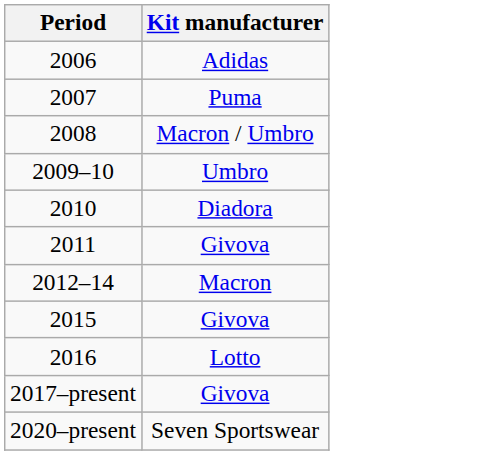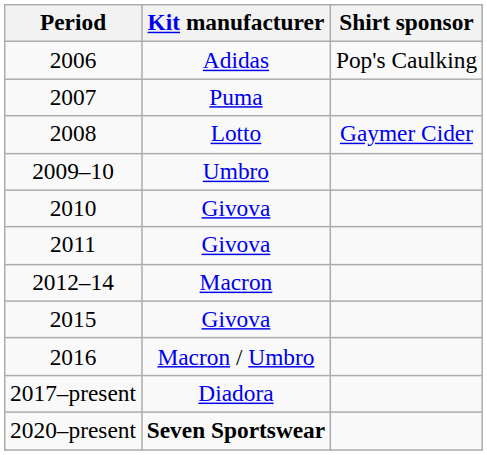+ column: (407, 23)
(235, 134) Macron / Umbro -> (236, 134) Lotto
(235, 208) Diadora -> (236, 208) Givova
(235, 356) Lotto -> (236, 356) Macron / Umbro
(235, 393) Givova -> (236, 393) Diadora
(235, 430) normal -> (236, 430) bold
